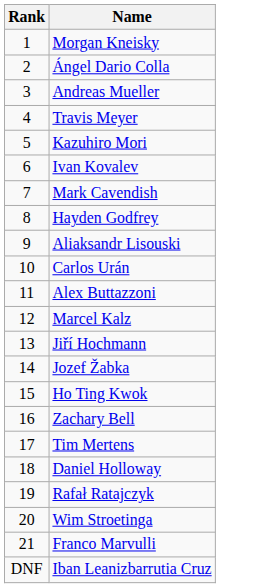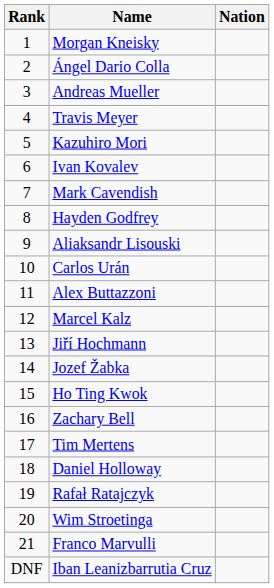+ column: (242, 17)
